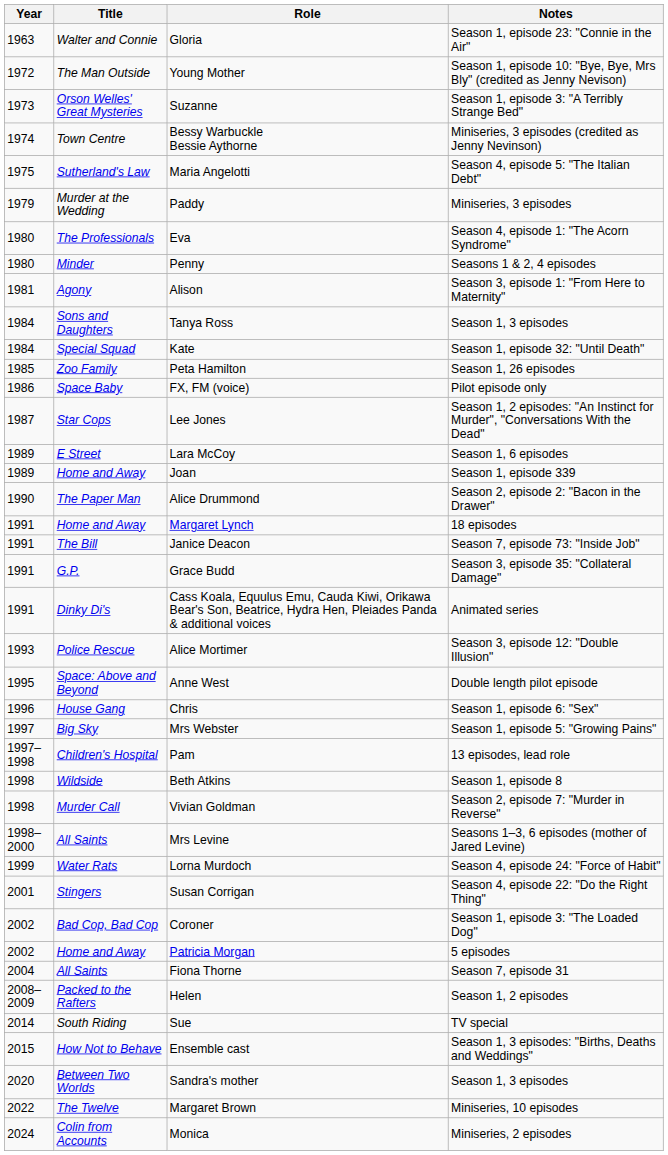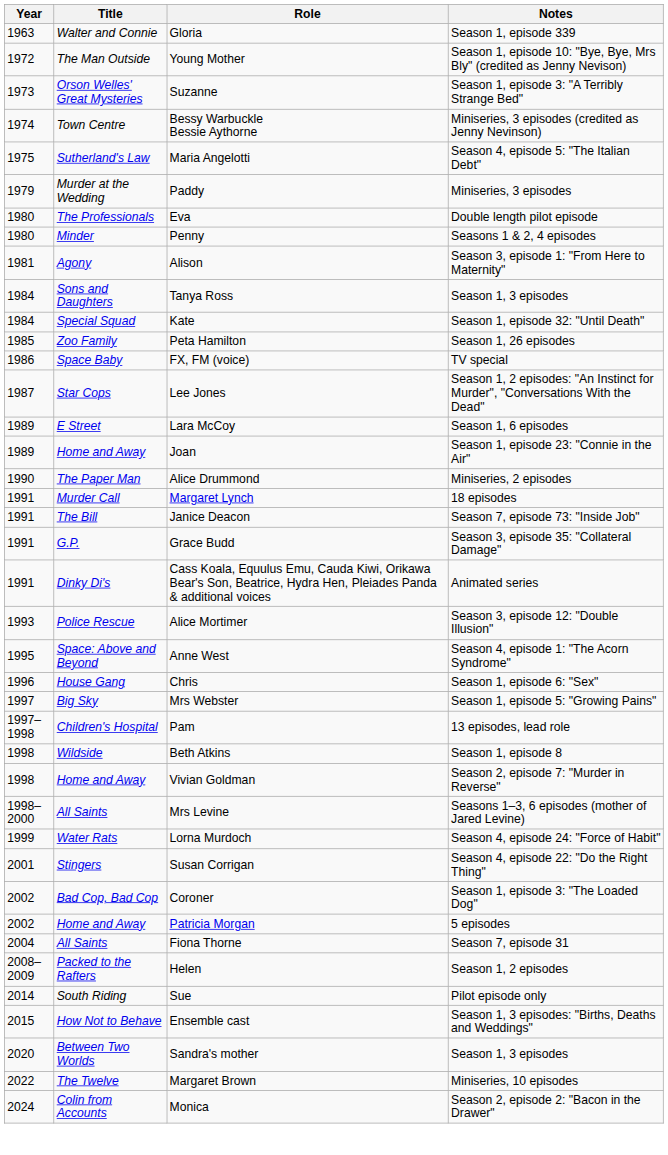(551, 40) Season 1, episode 23: "Connie in the Air" -> (513, 33) Season 1, episode 339
(540, 238) Season 4, episode 1: "The Acorn Syndrome" -> (524, 217) Double length pilot episode
(499, 387) Pilot episode only -> (479, 360) TV special
(513, 473) Season 1, episode 339 -> (551, 452) Season 1, episode 23: "Connie in the Air"
(546, 499) Season 2, episode 2: "Bacon in the Drawer" -> (511, 478) Miniseries, 2 episodes
(101, 525) Home and Away -> (88, 498) Murder Call
(524, 683) Double length pilot episode -> (540, 656) Season 4, episode 1: "The Acorn Syndrome"
(88, 807) Murder Call -> (101, 779) Home and Away
(479, 1023) TV special -> (499, 995) Pilot episode only
(511, 1134) Miniseries, 2 episodes -> (546, 1107) Season 2, episode 2: "Bacon in the Drawer"
